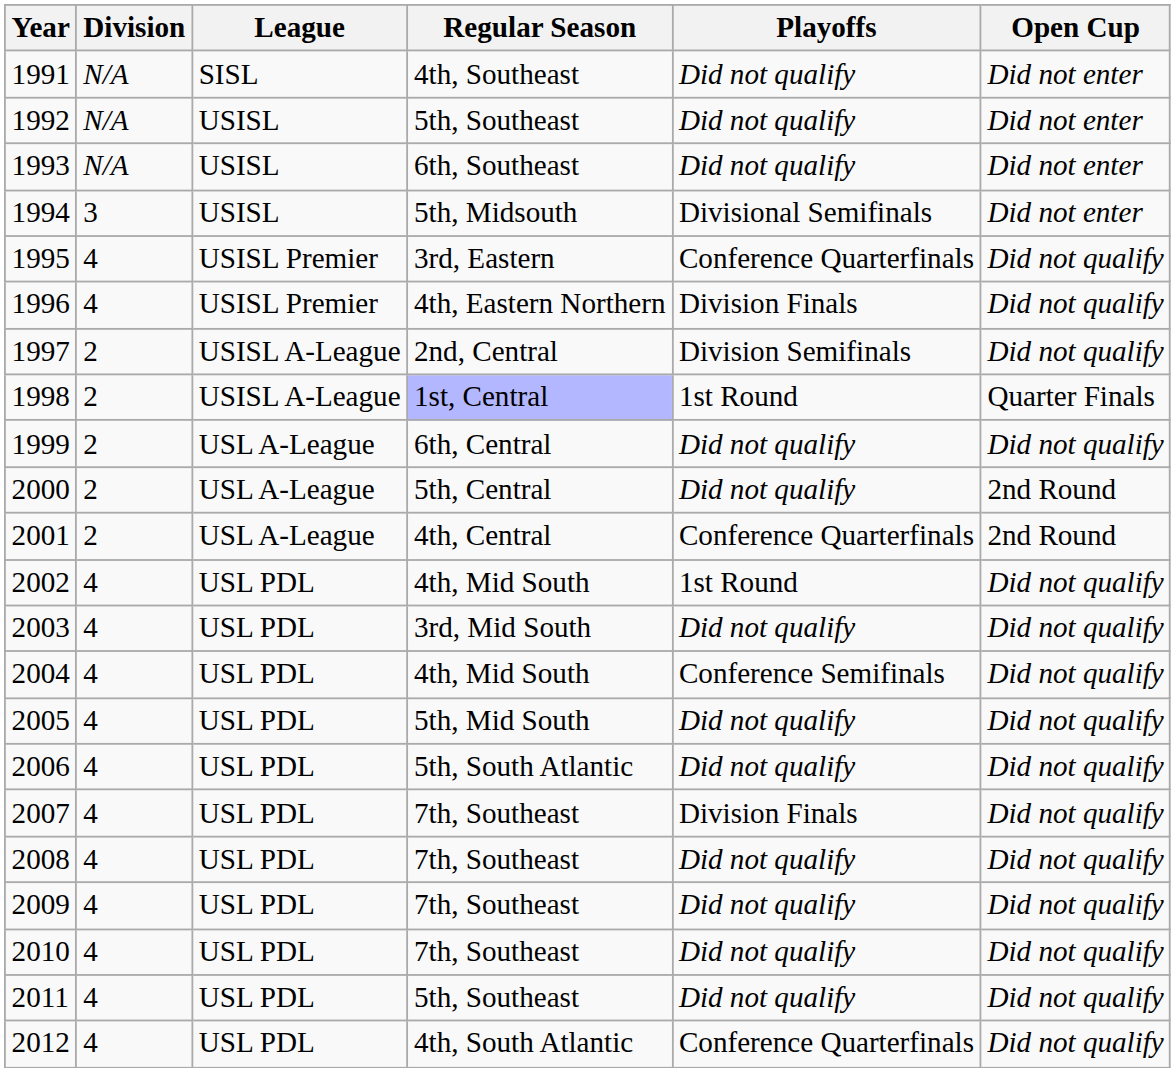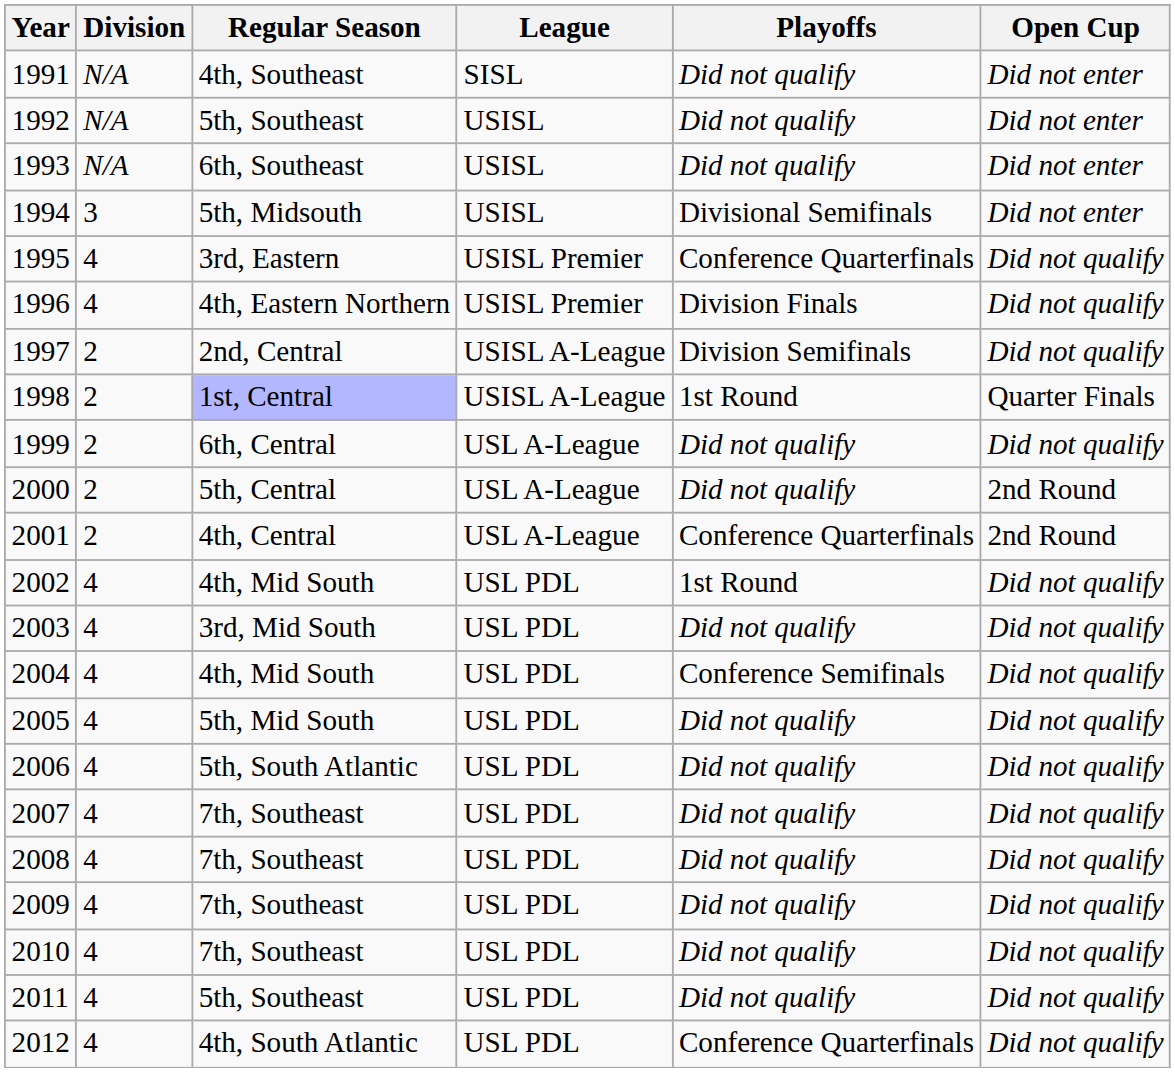columns swapped: (300, 27) <-> (540, 27)
(768, 812) Division Finals -> (767, 812) Did not qualify
